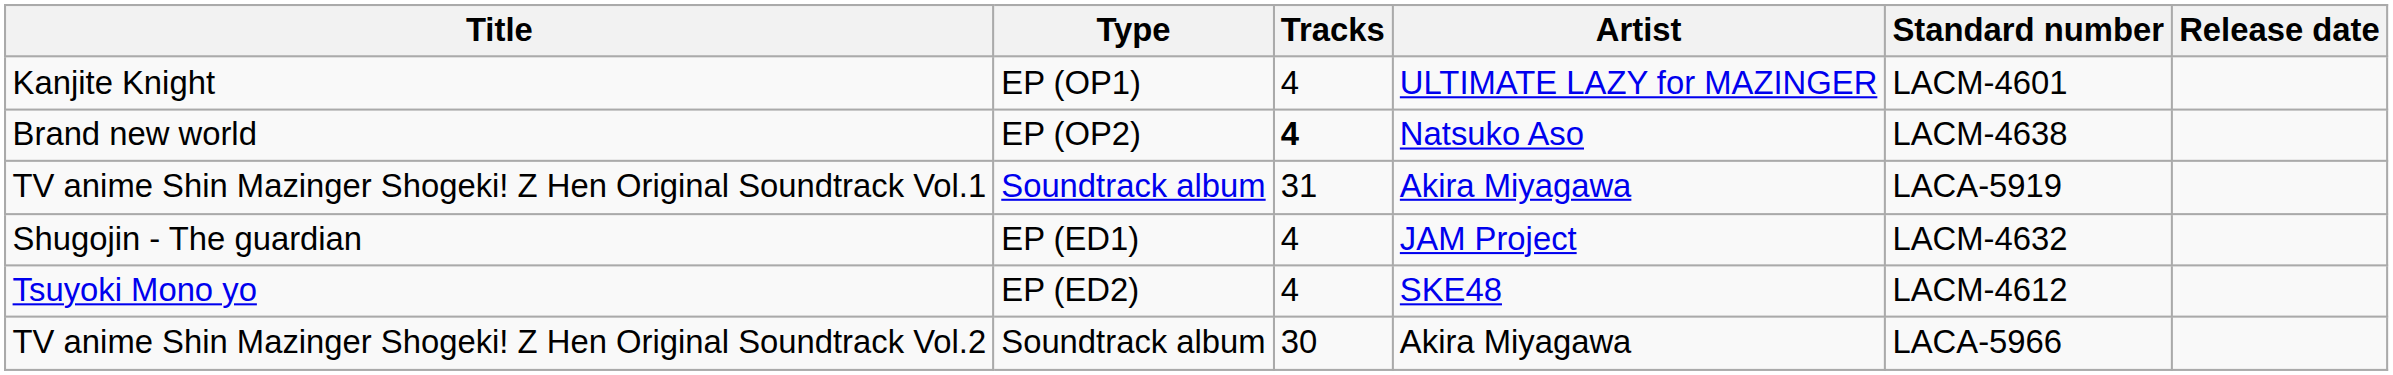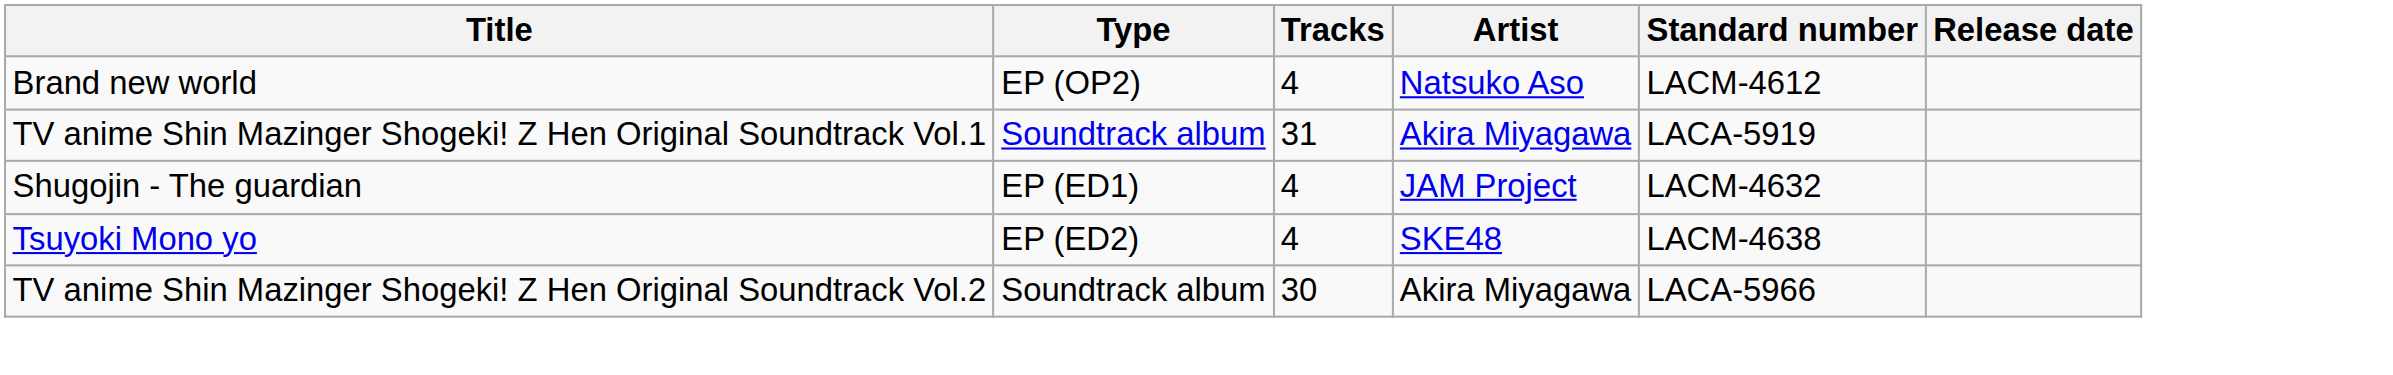- row: (114, 82)
(1290, 134) bold -> (1290, 82) normal
(1980, 134) LACM-4638 -> (1734, 82) LACM-4612
(1980, 290) LACM-4612 -> (1734, 238) LACM-4638
